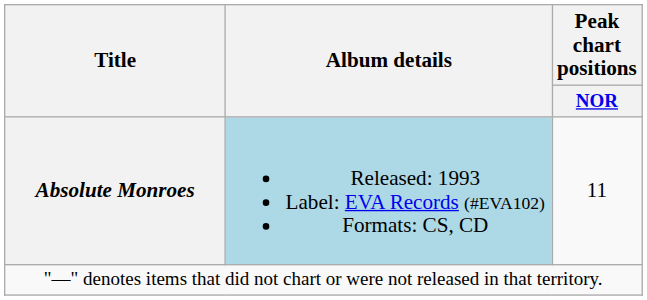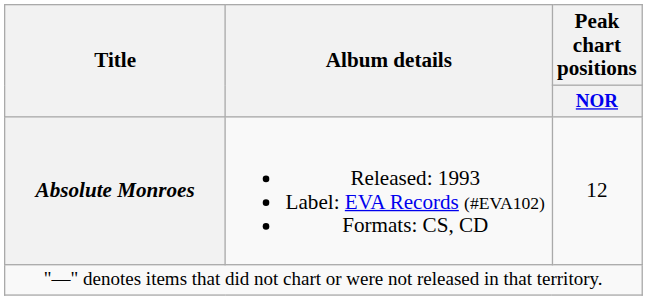(389, 202) lightblue background -> (389, 202) no background
(597, 190) 11 -> (597, 190) 12
